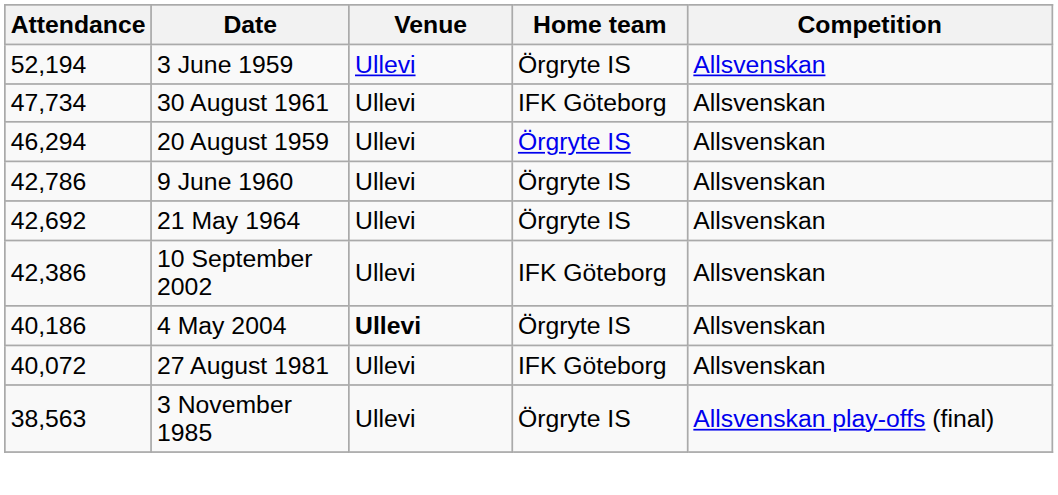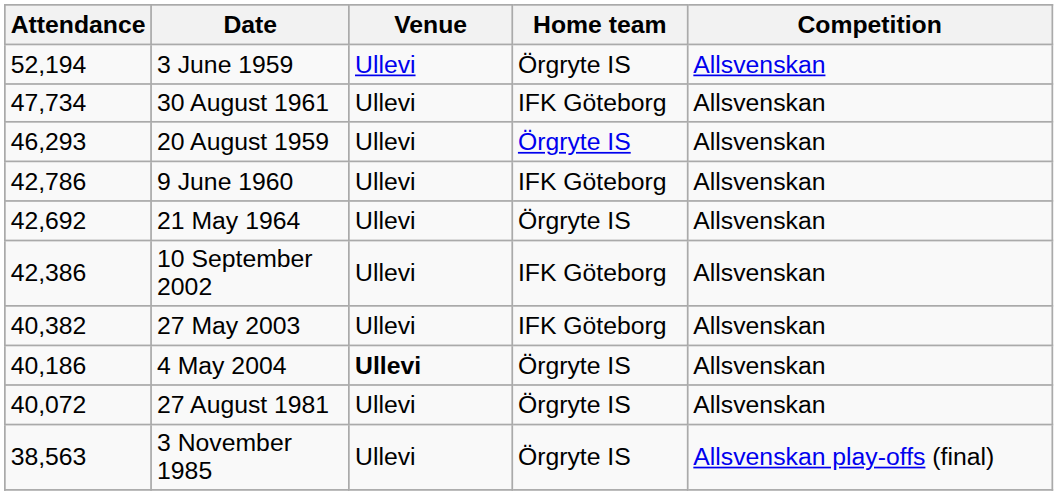(49, 142) 46,294 -> (49, 142) 46,293
(574, 181) Örgryte IS -> (592, 181) IFK Göteborg
+ row: (229, 326)
(592, 365) IFK Göteborg -> (574, 405) Örgryte IS
